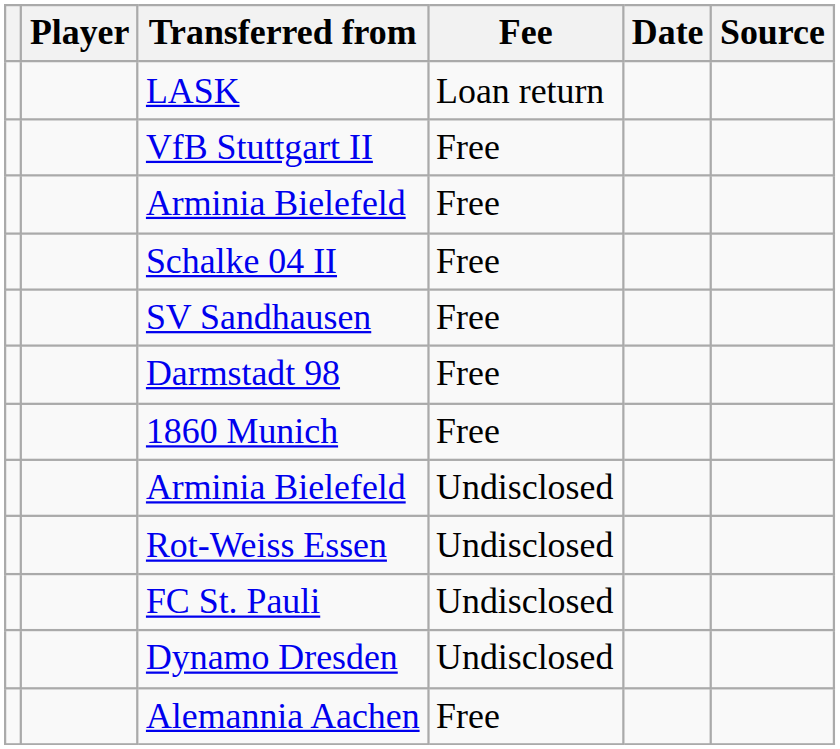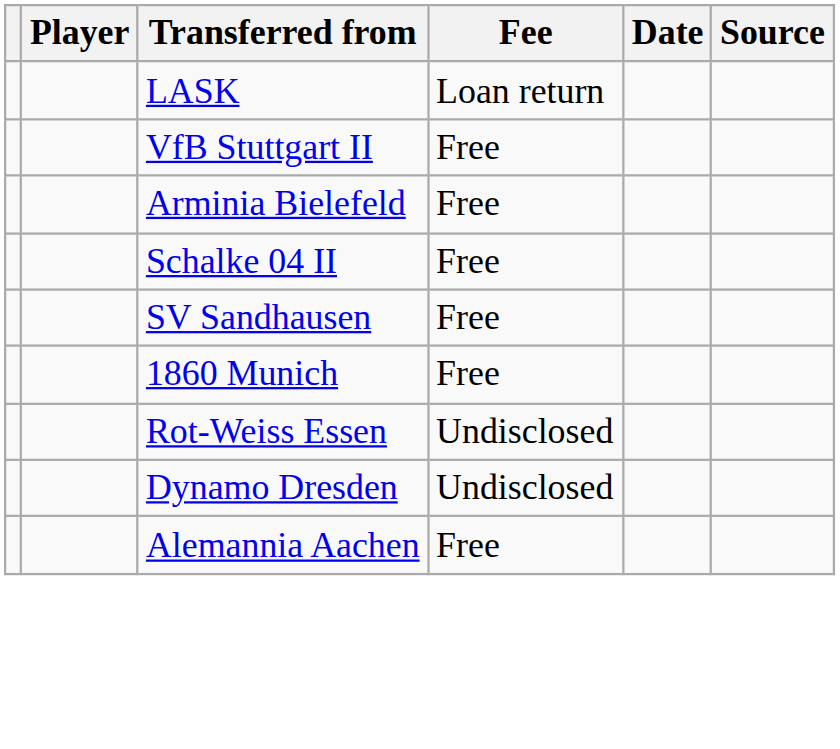- row: (243, 373)
- row: (276, 487)
- row: (233, 601)
